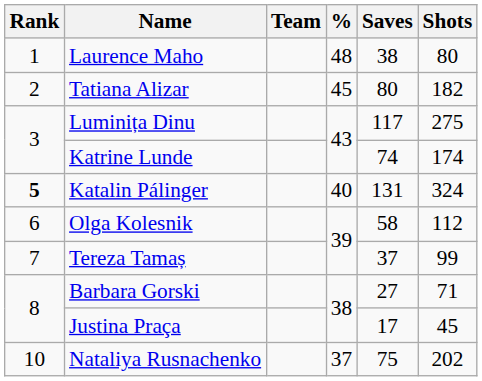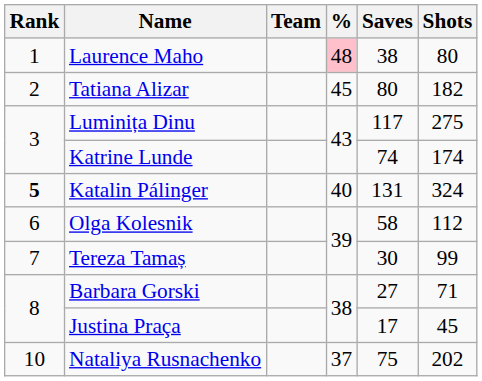(341, 55) no background -> (341, 55) pink background
(387, 257) 37 -> (387, 257) 30
